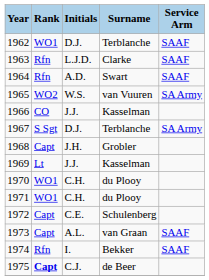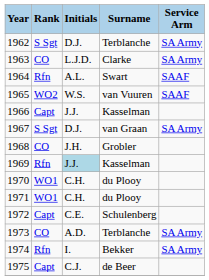(46, 42) WO1 -> (46, 42) S Sgt
(175, 42) SAAF -> (182, 42) SA Army
(42, 59) Rfn -> (42, 59) CO
(175, 59) SAAF -> (182, 59) SA Army
(75, 77) A.D. -> (74, 77) A.L.
(182, 94) SA Army -> (175, 94) SAAF
(42, 111) CO -> (44, 111) Capt
(126, 128) Terblanche -> (125, 128) van Graan
(44, 146) Capt -> (42, 146) CO
(39, 163) Lt -> (42, 163) Rfn
(71, 163) no background -> (71, 163) lightblue background
(44, 232) Capt -> (42, 232) CO
(74, 232) A.L. -> (75, 232) A.D.
(125, 232) van Graan -> (126, 232) Terblanche
(175, 232) SAAF -> (182, 232) SA Army
(175, 249) SAAF -> (182, 249) SA Army
(46, 266) bold -> (44, 266) normal
